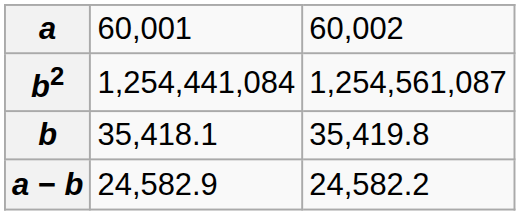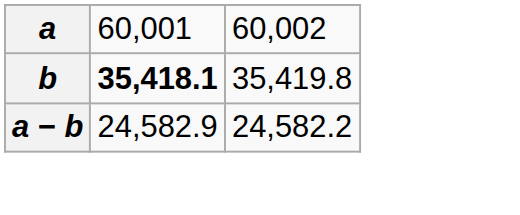- row: (48, 82)
(158, 135) normal -> (158, 77) bold
